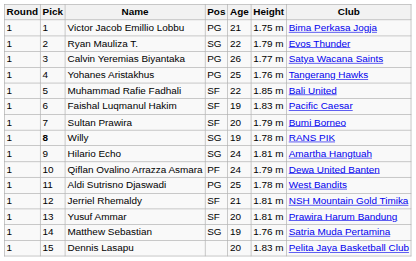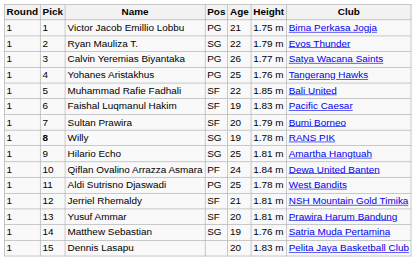(235, 153) 24 -> (235, 153) 25
(268, 169) 1.79 m -> (268, 169) 1.84 m
